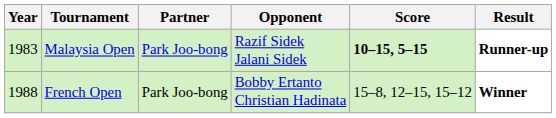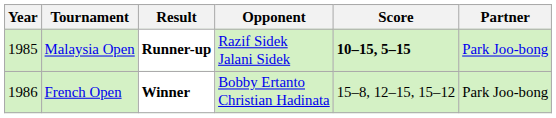columns swapped: (185, 17) <-> (513, 17)
(23, 50) 1983 -> (23, 50) 1985
(23, 92) 1988 -> (23, 92) 1986
